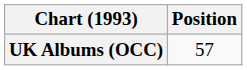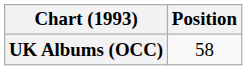(204, 49) 57 -> (204, 49) 58
